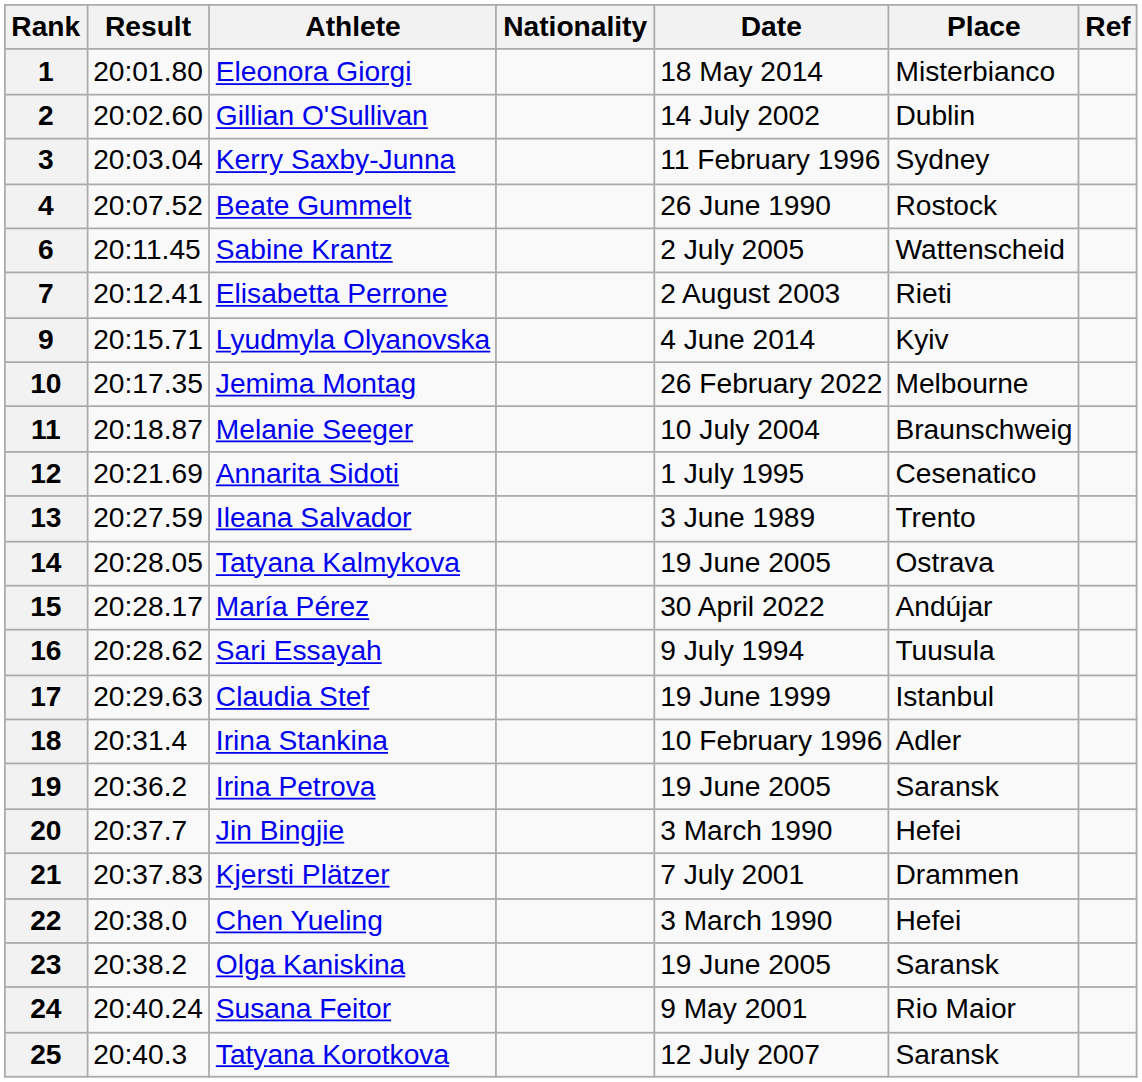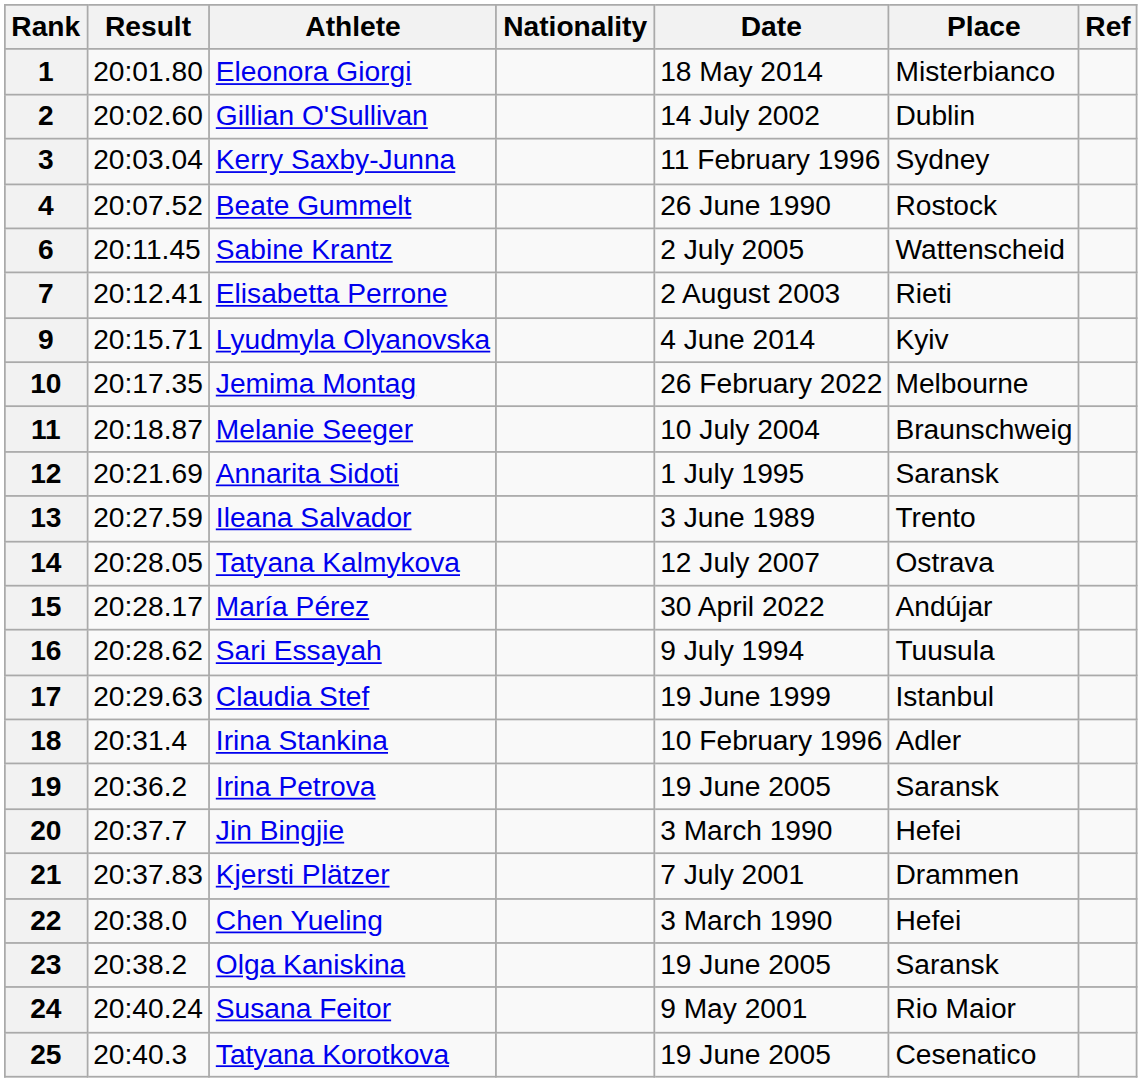(966, 473) Cesenatico -> (947, 473) Saransk
(745, 562) 19 June 2005 -> (740, 562) 12 July 2007
(740, 1054) 12 July 2007 -> (745, 1054) 19 June 2005
(947, 1054) Saransk -> (966, 1054) Cesenatico
